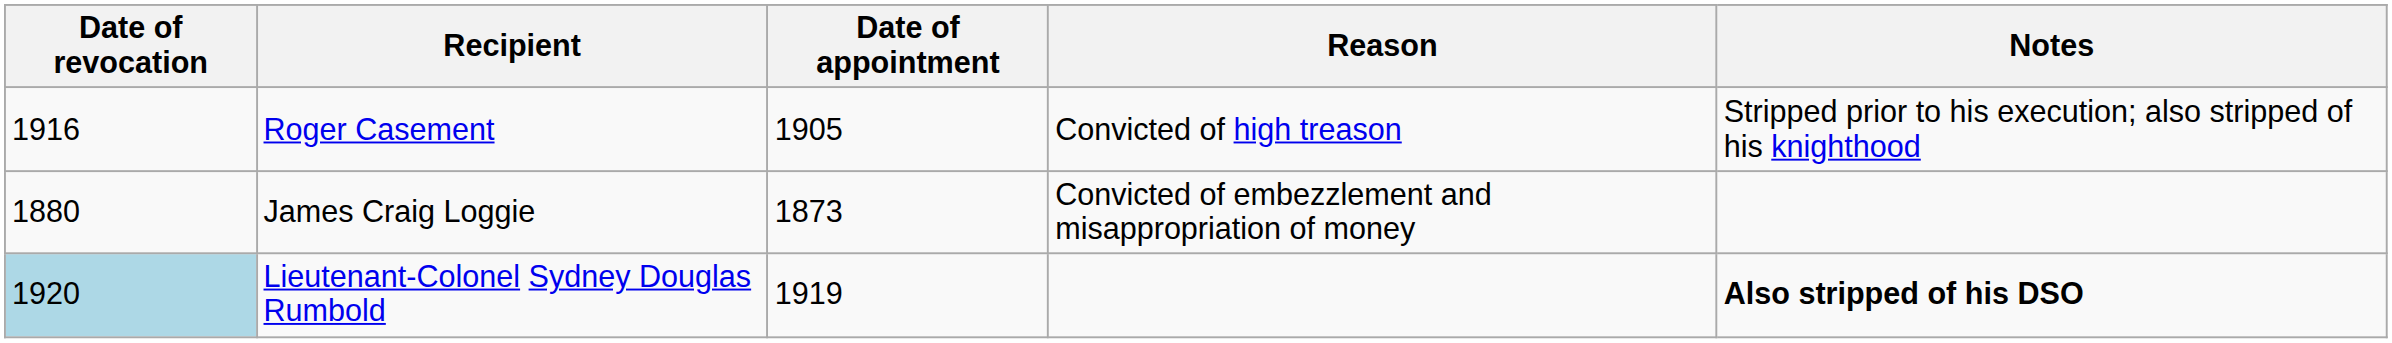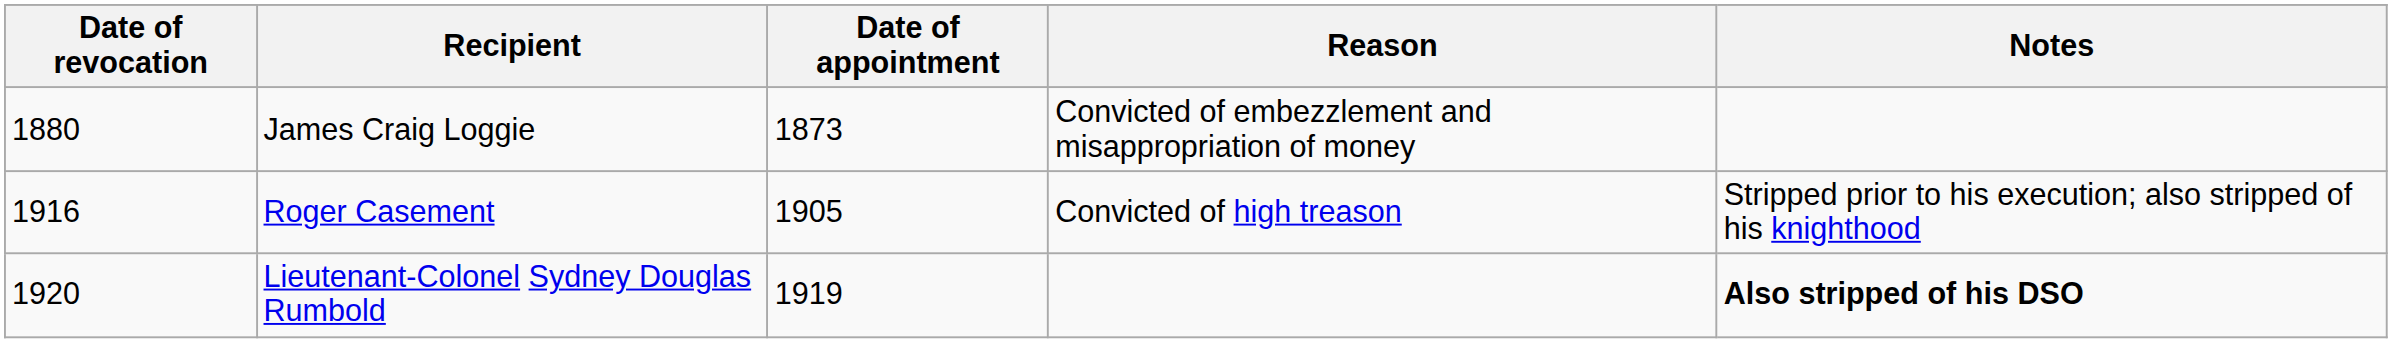rows swapped: (399, 211) <-> (379, 128)
(46, 294) lightblue background -> (46, 294) no background
